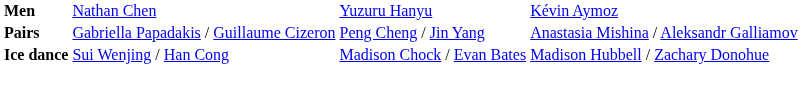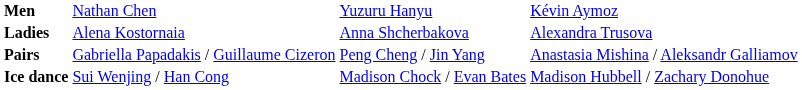+ row: (27, 32)
